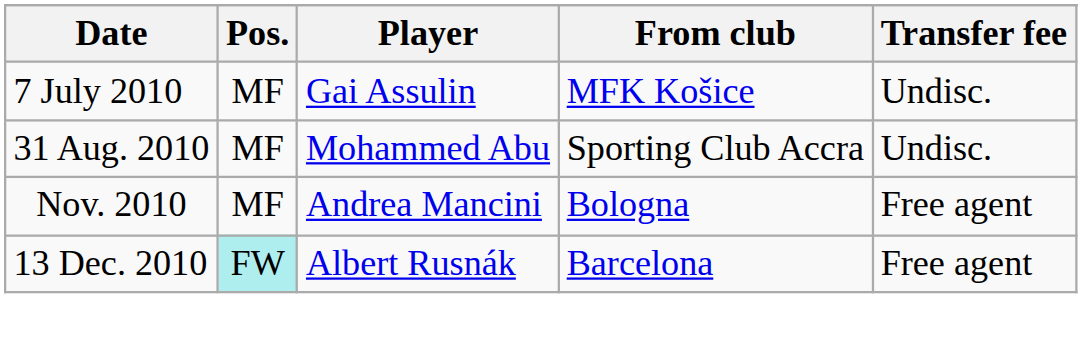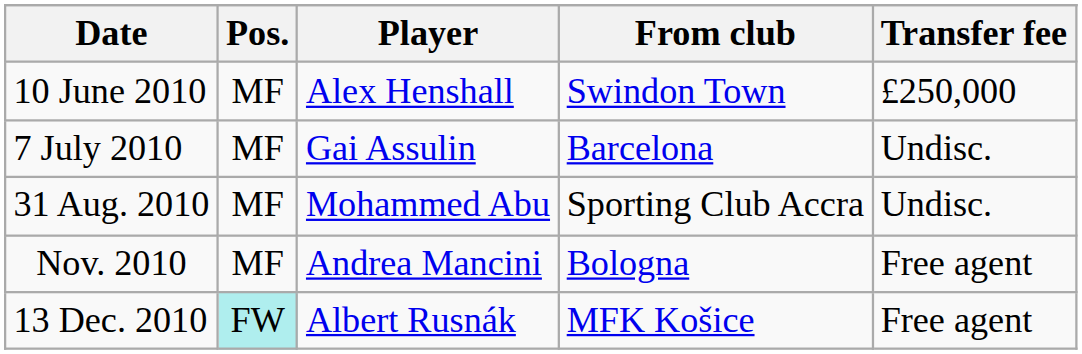+ row: (110, 90)
(661, 90) MFK Košice -> (640, 147) Barcelona
(640, 262) Barcelona -> (661, 319) MFK Košice
